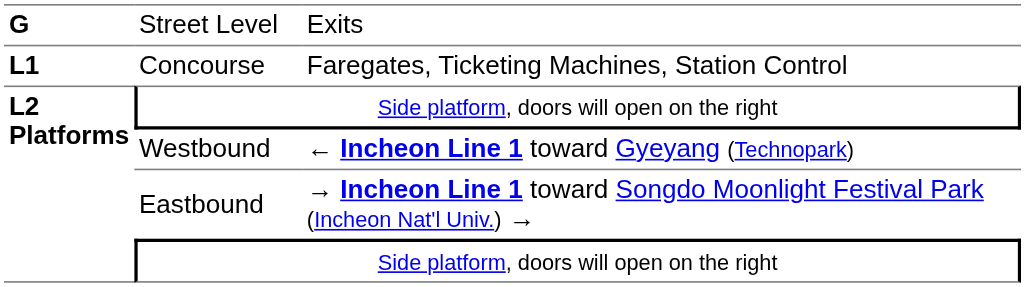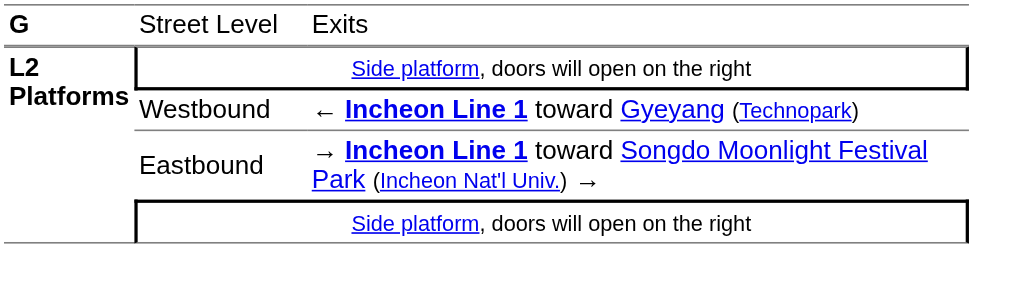- row: (202, 65)
